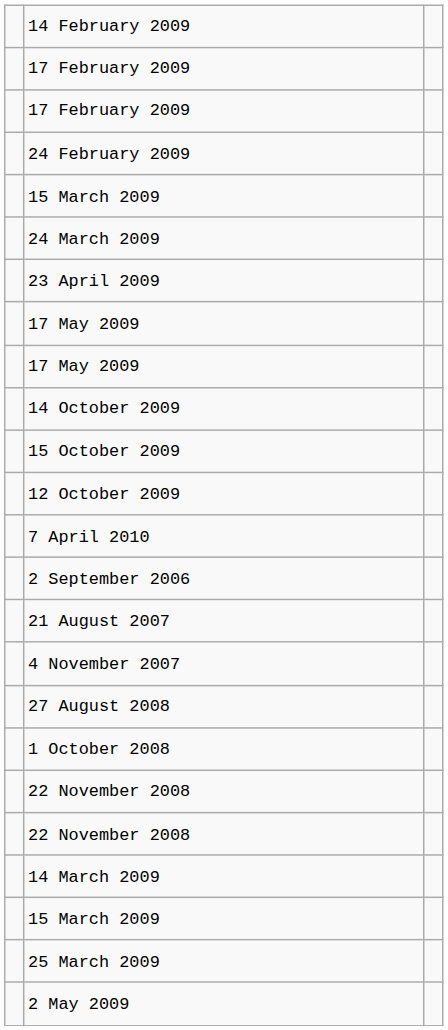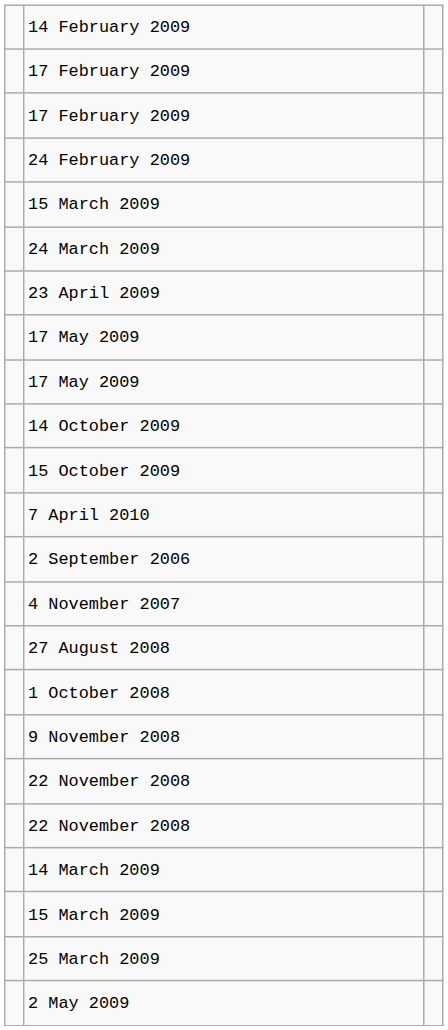- row: (14, 494)
- row: (14, 621)
+ row: (14, 737)
